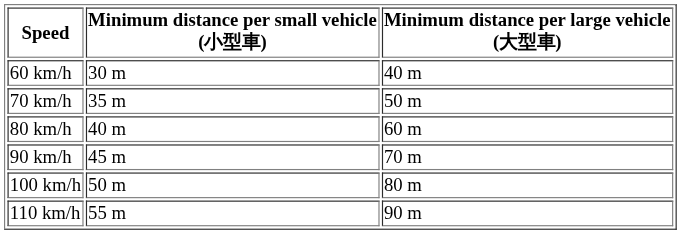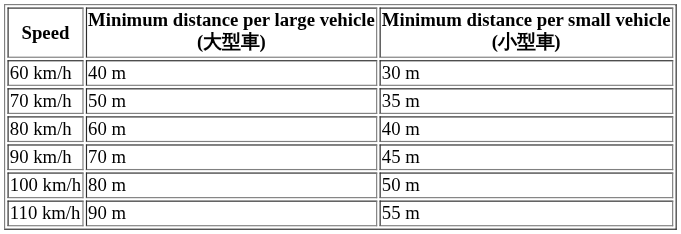columns swapped: (527, 31) <-> (232, 31)
